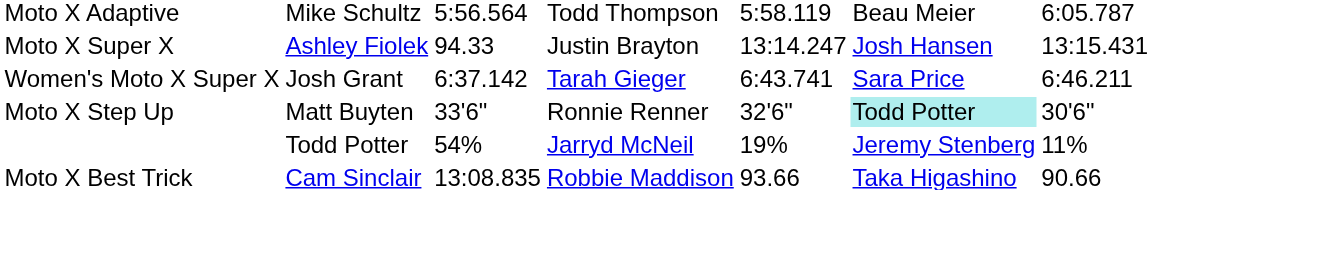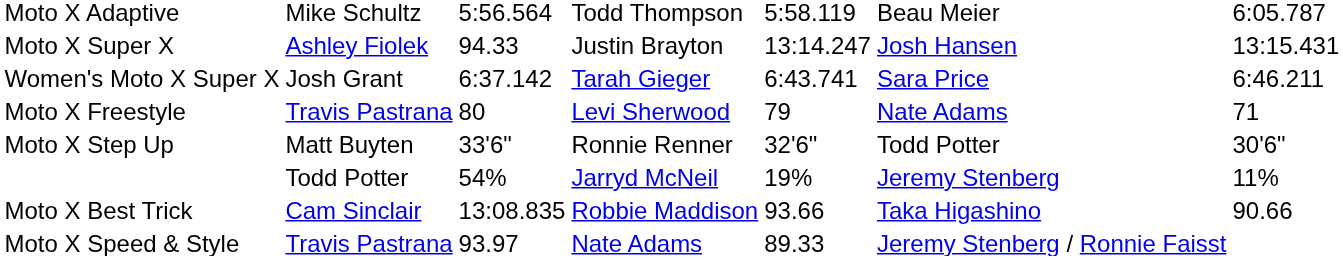+ row: (95, 111)
(914, 111) paleturquoise background -> (938, 144) no background
+ row: (122, 243)
